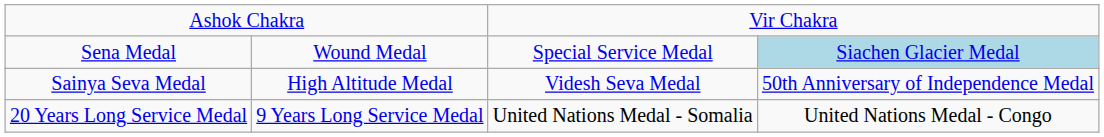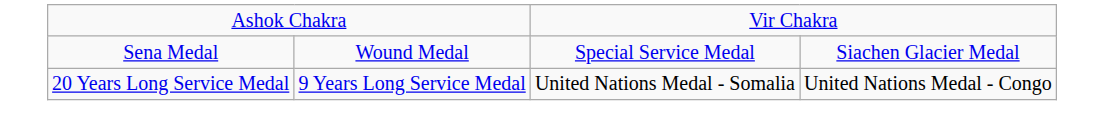(928, 52) lightblue background -> (928, 52) no background
- row: (129, 83)
